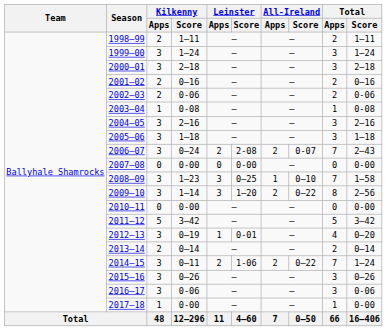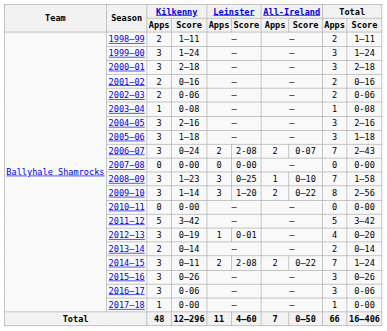(246, 263) 1-06 -> (246, 263) 2-08
